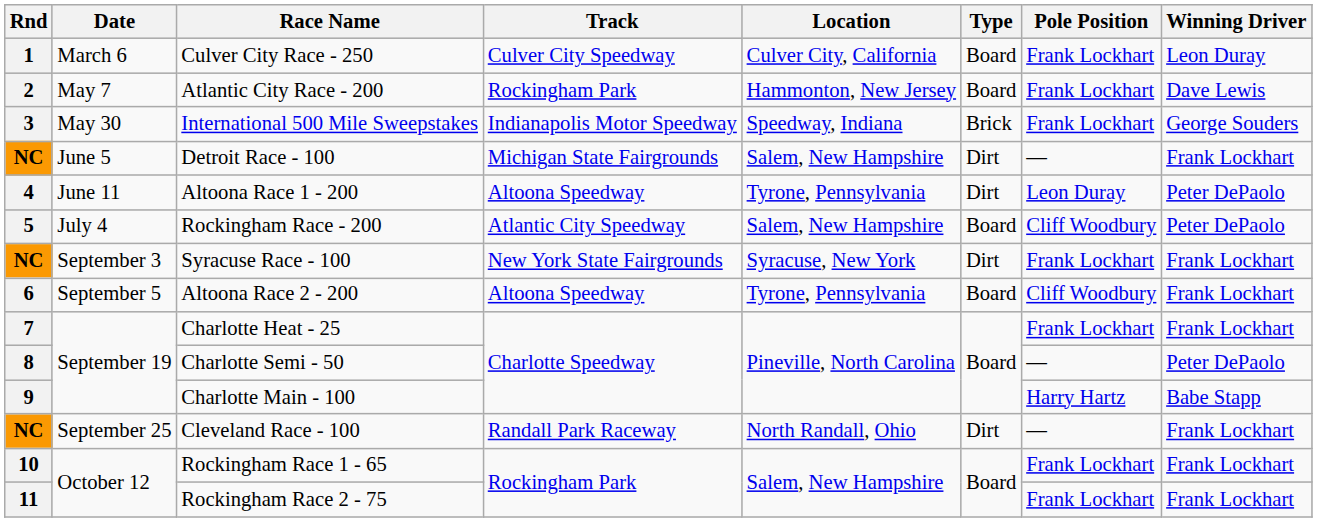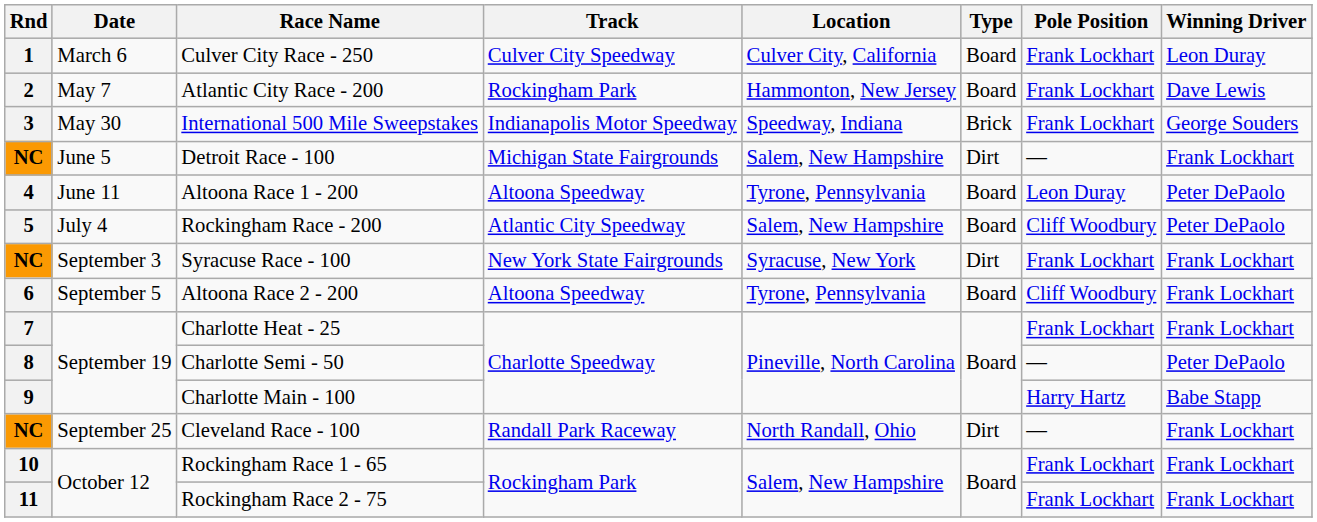(983, 191) Dirt -> (991, 191) Board
